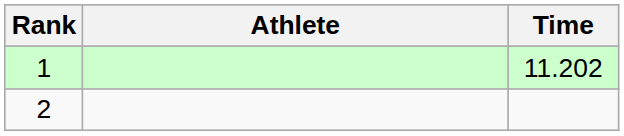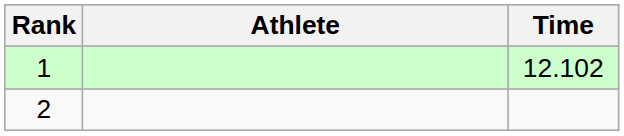(563, 67) 11.202 -> (563, 67) 12.102
